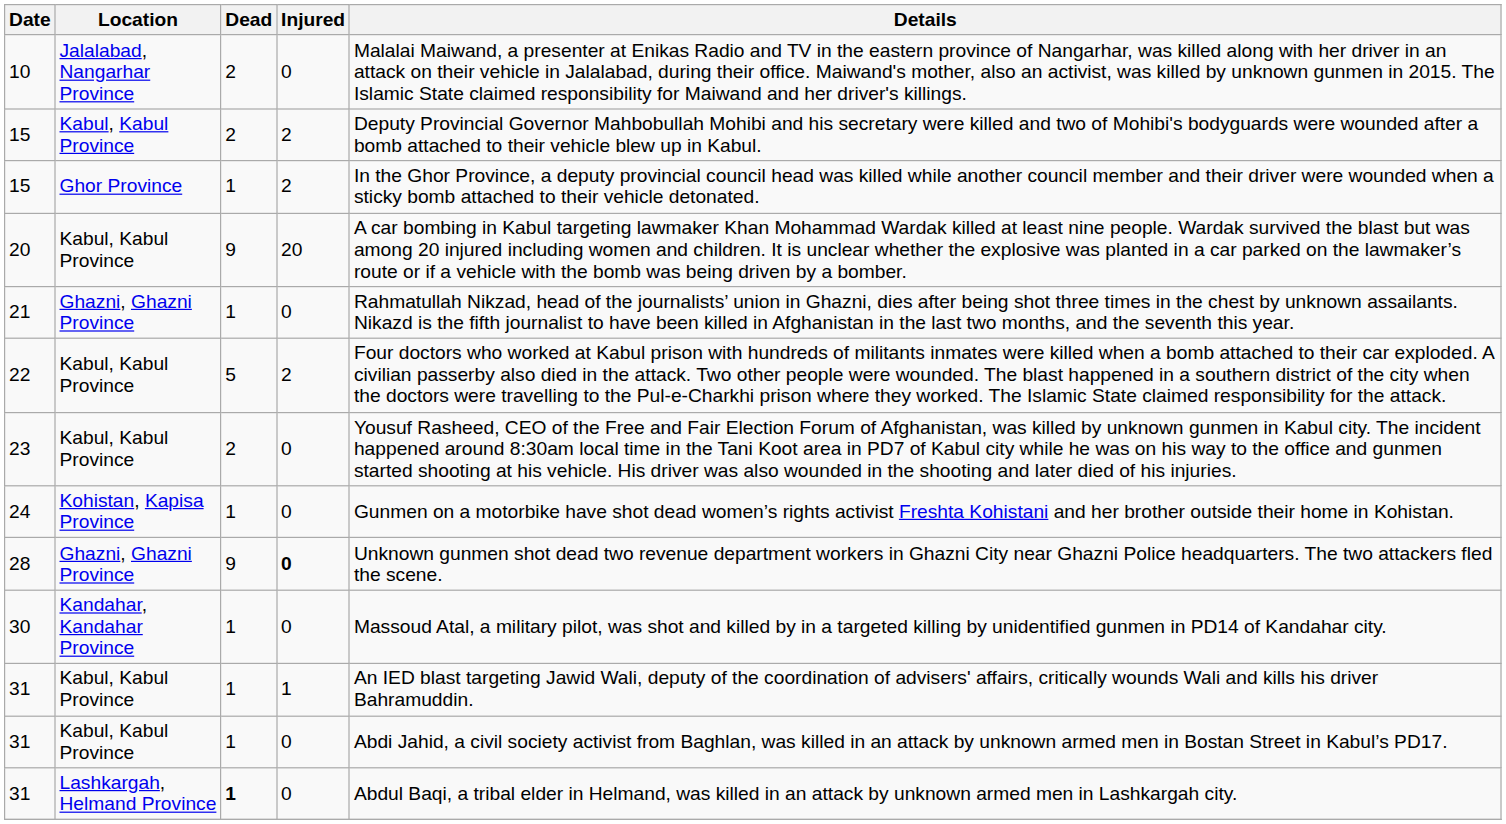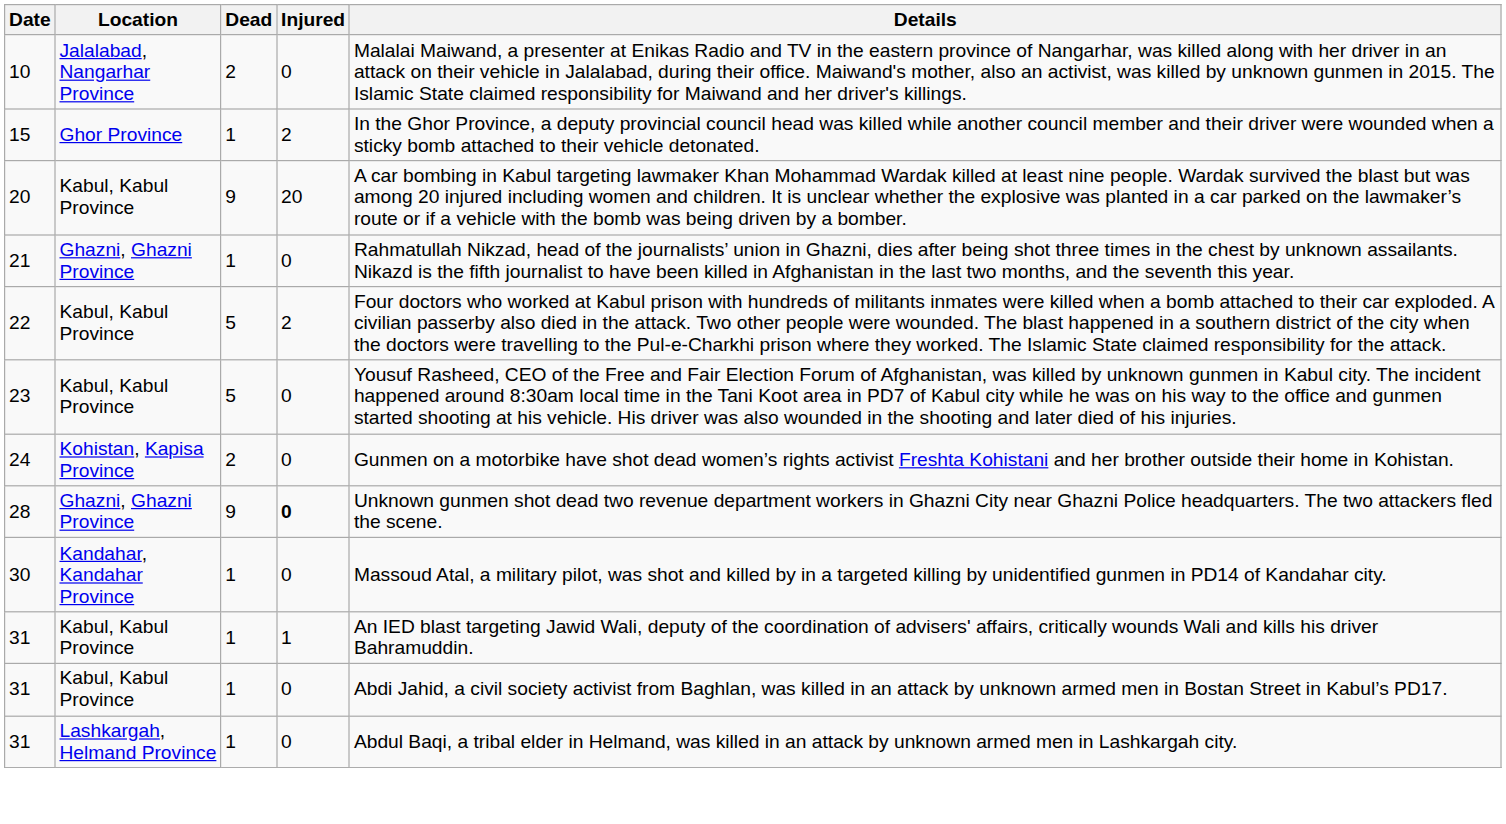- row: (20, 134)
(231, 448) 2 -> (231, 396) 5
(231, 511) 1 -> (231, 459) 2
(231, 793) bold -> (231, 741) normal
